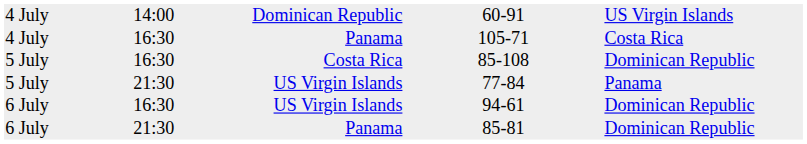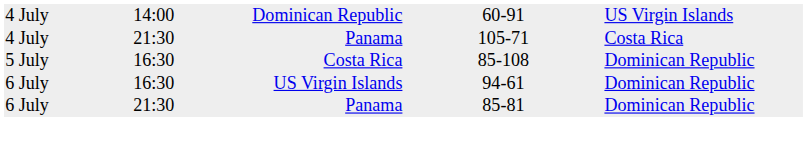(154, 37) 16:30 -> (154, 37) 21:30
- row: (27, 83)
